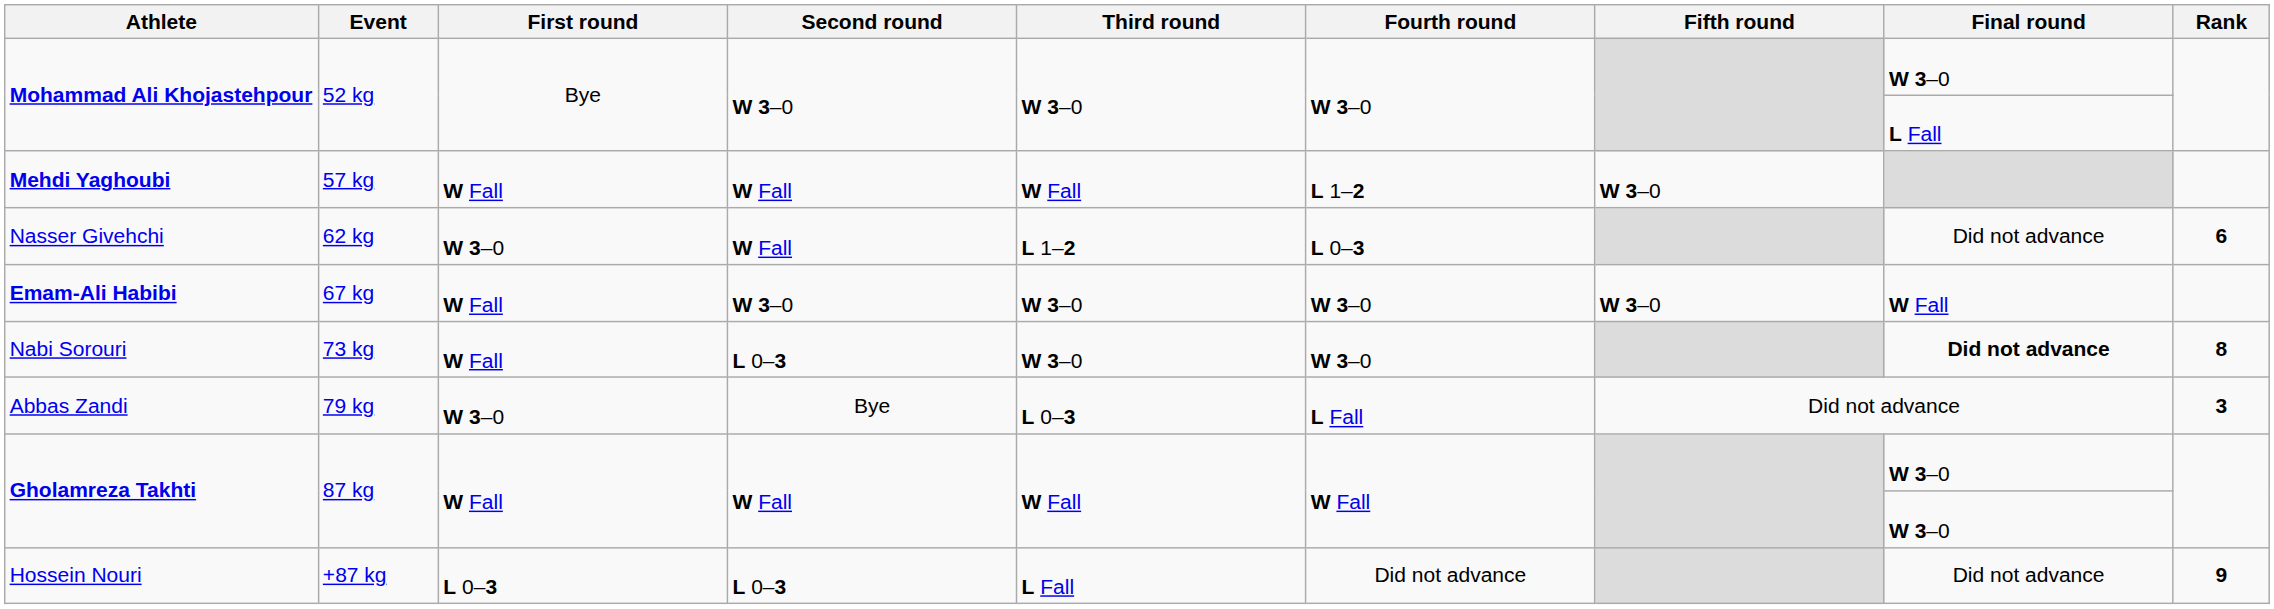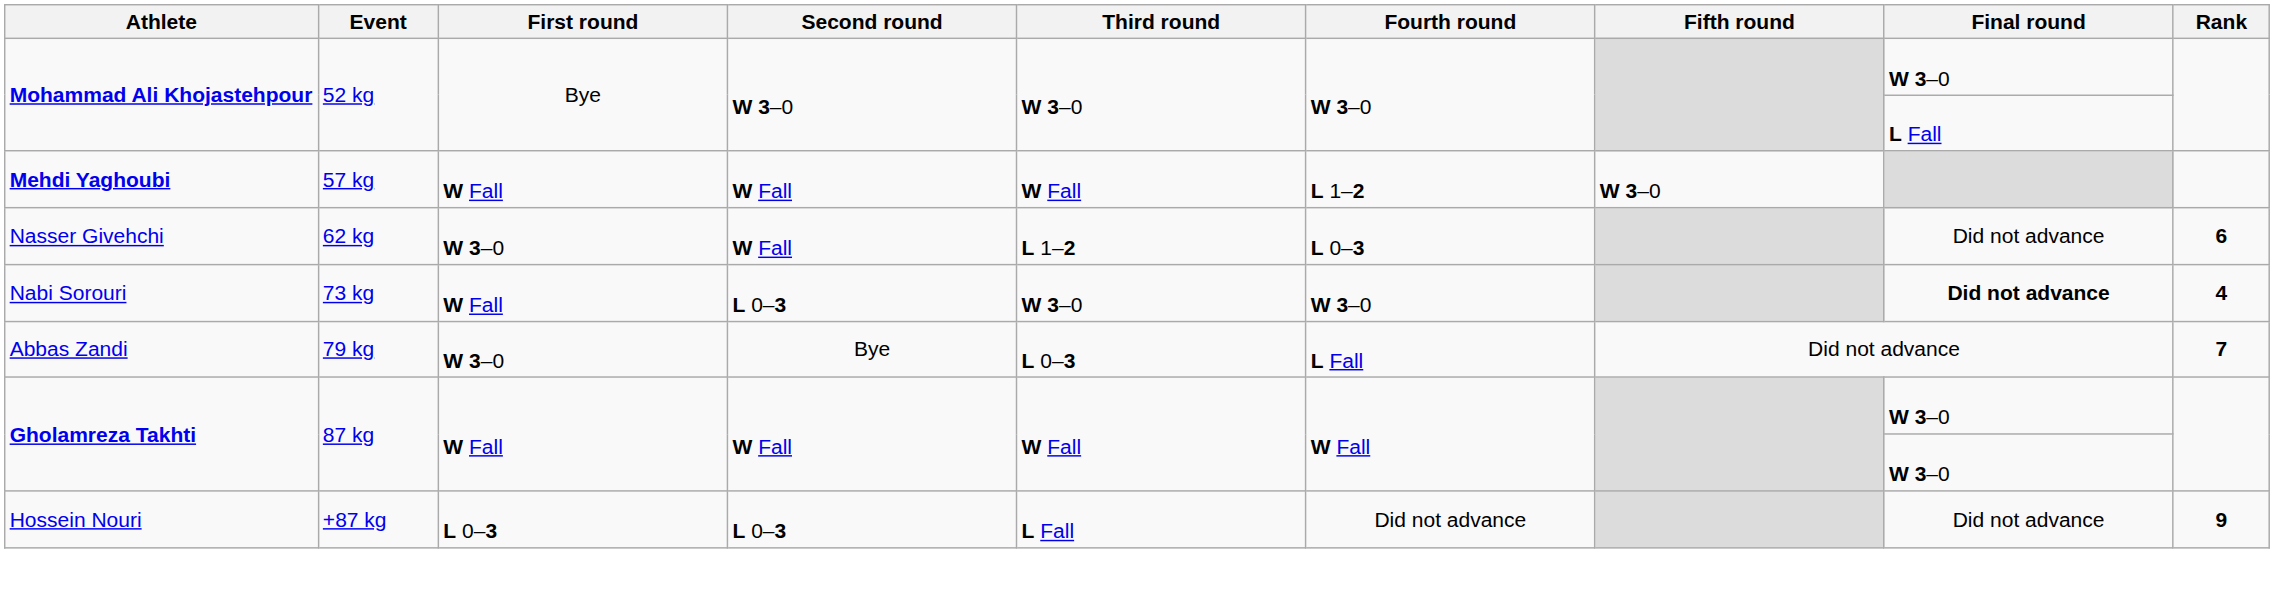- row: (93, 293)
(2221, 349) 8 -> (2221, 293) 4
(2221, 406) 3 -> (2221, 349) 7
